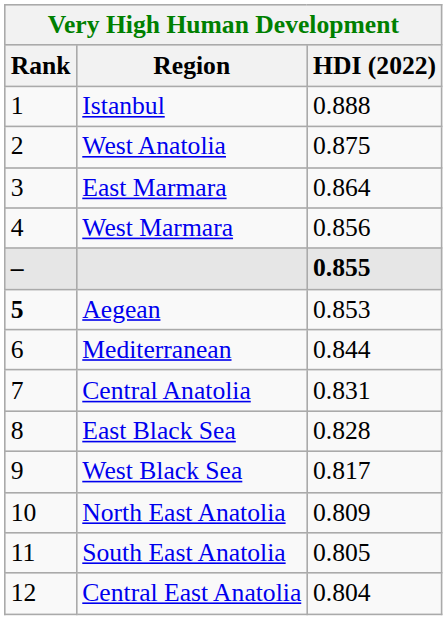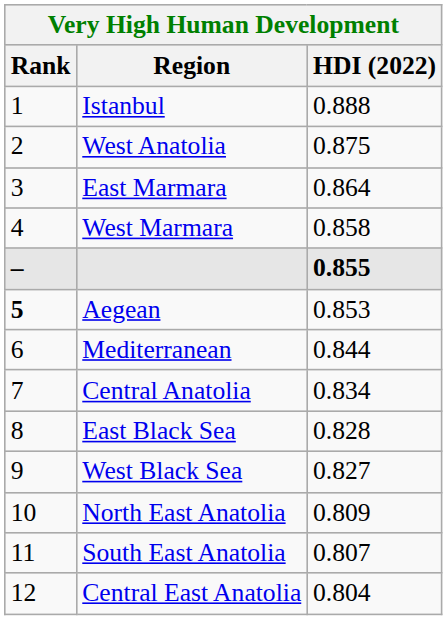(342, 227) 0.856 -> (342, 227) 0.858
(342, 390) 0.831 -> (342, 390) 0.834
(342, 471) 0.817 -> (342, 471) 0.827
(342, 552) 0.805 -> (342, 552) 0.807
